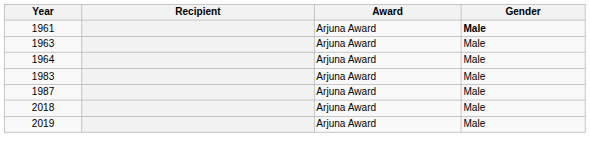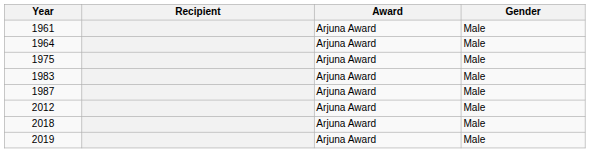(475, 28) bold -> (474, 28) normal
- row: (43, 44)
+ row: (43, 60)
+ row: (43, 108)
